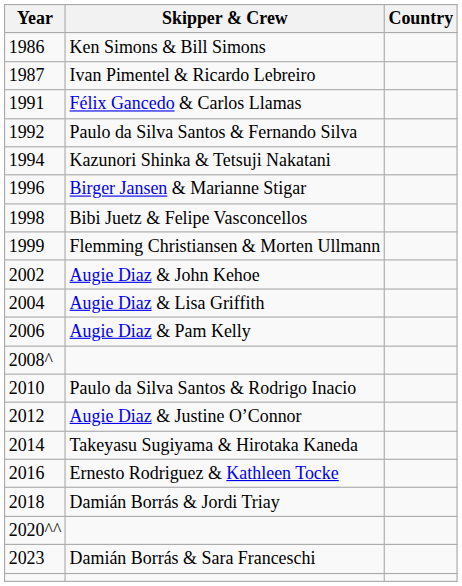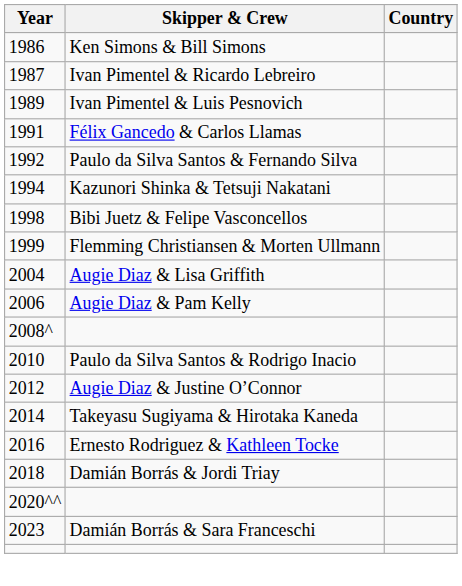+ row: (27, 103)
- row: (27, 189)
- row: (27, 274)
